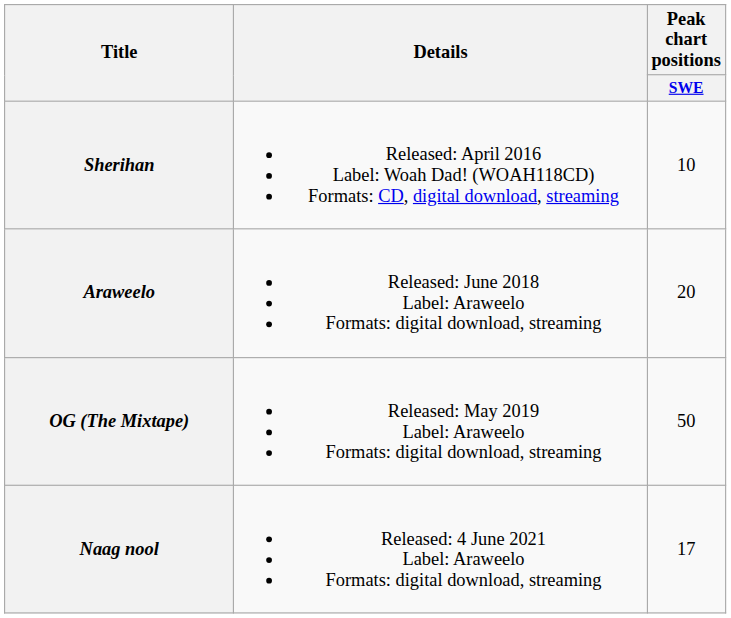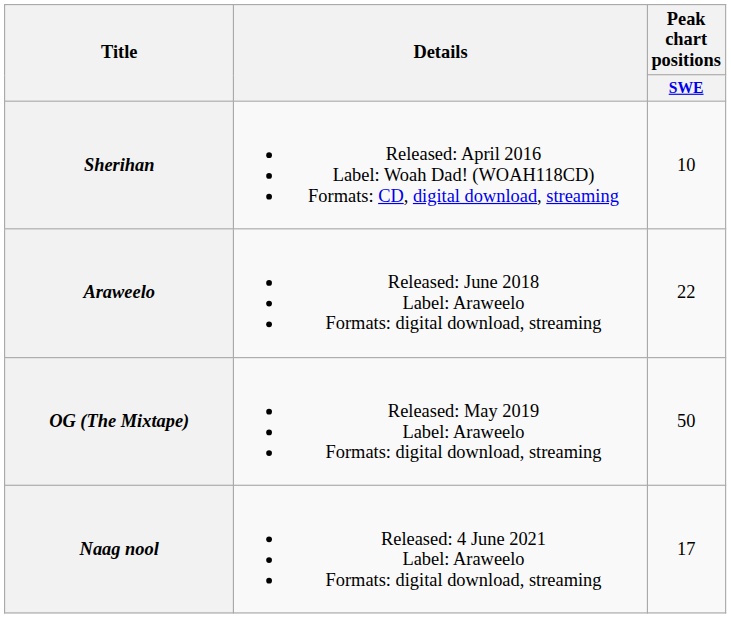(686, 293) 20 -> (686, 293) 22
